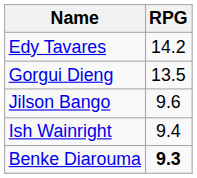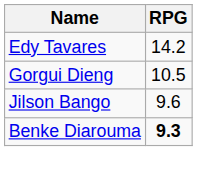(168, 74) 13.5 -> (168, 74) 10.5
- row: (60, 131)
